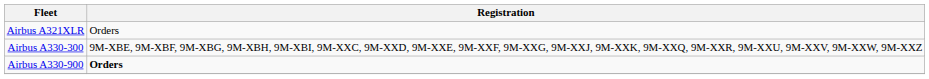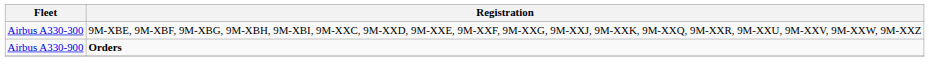- row: (46, 30)
